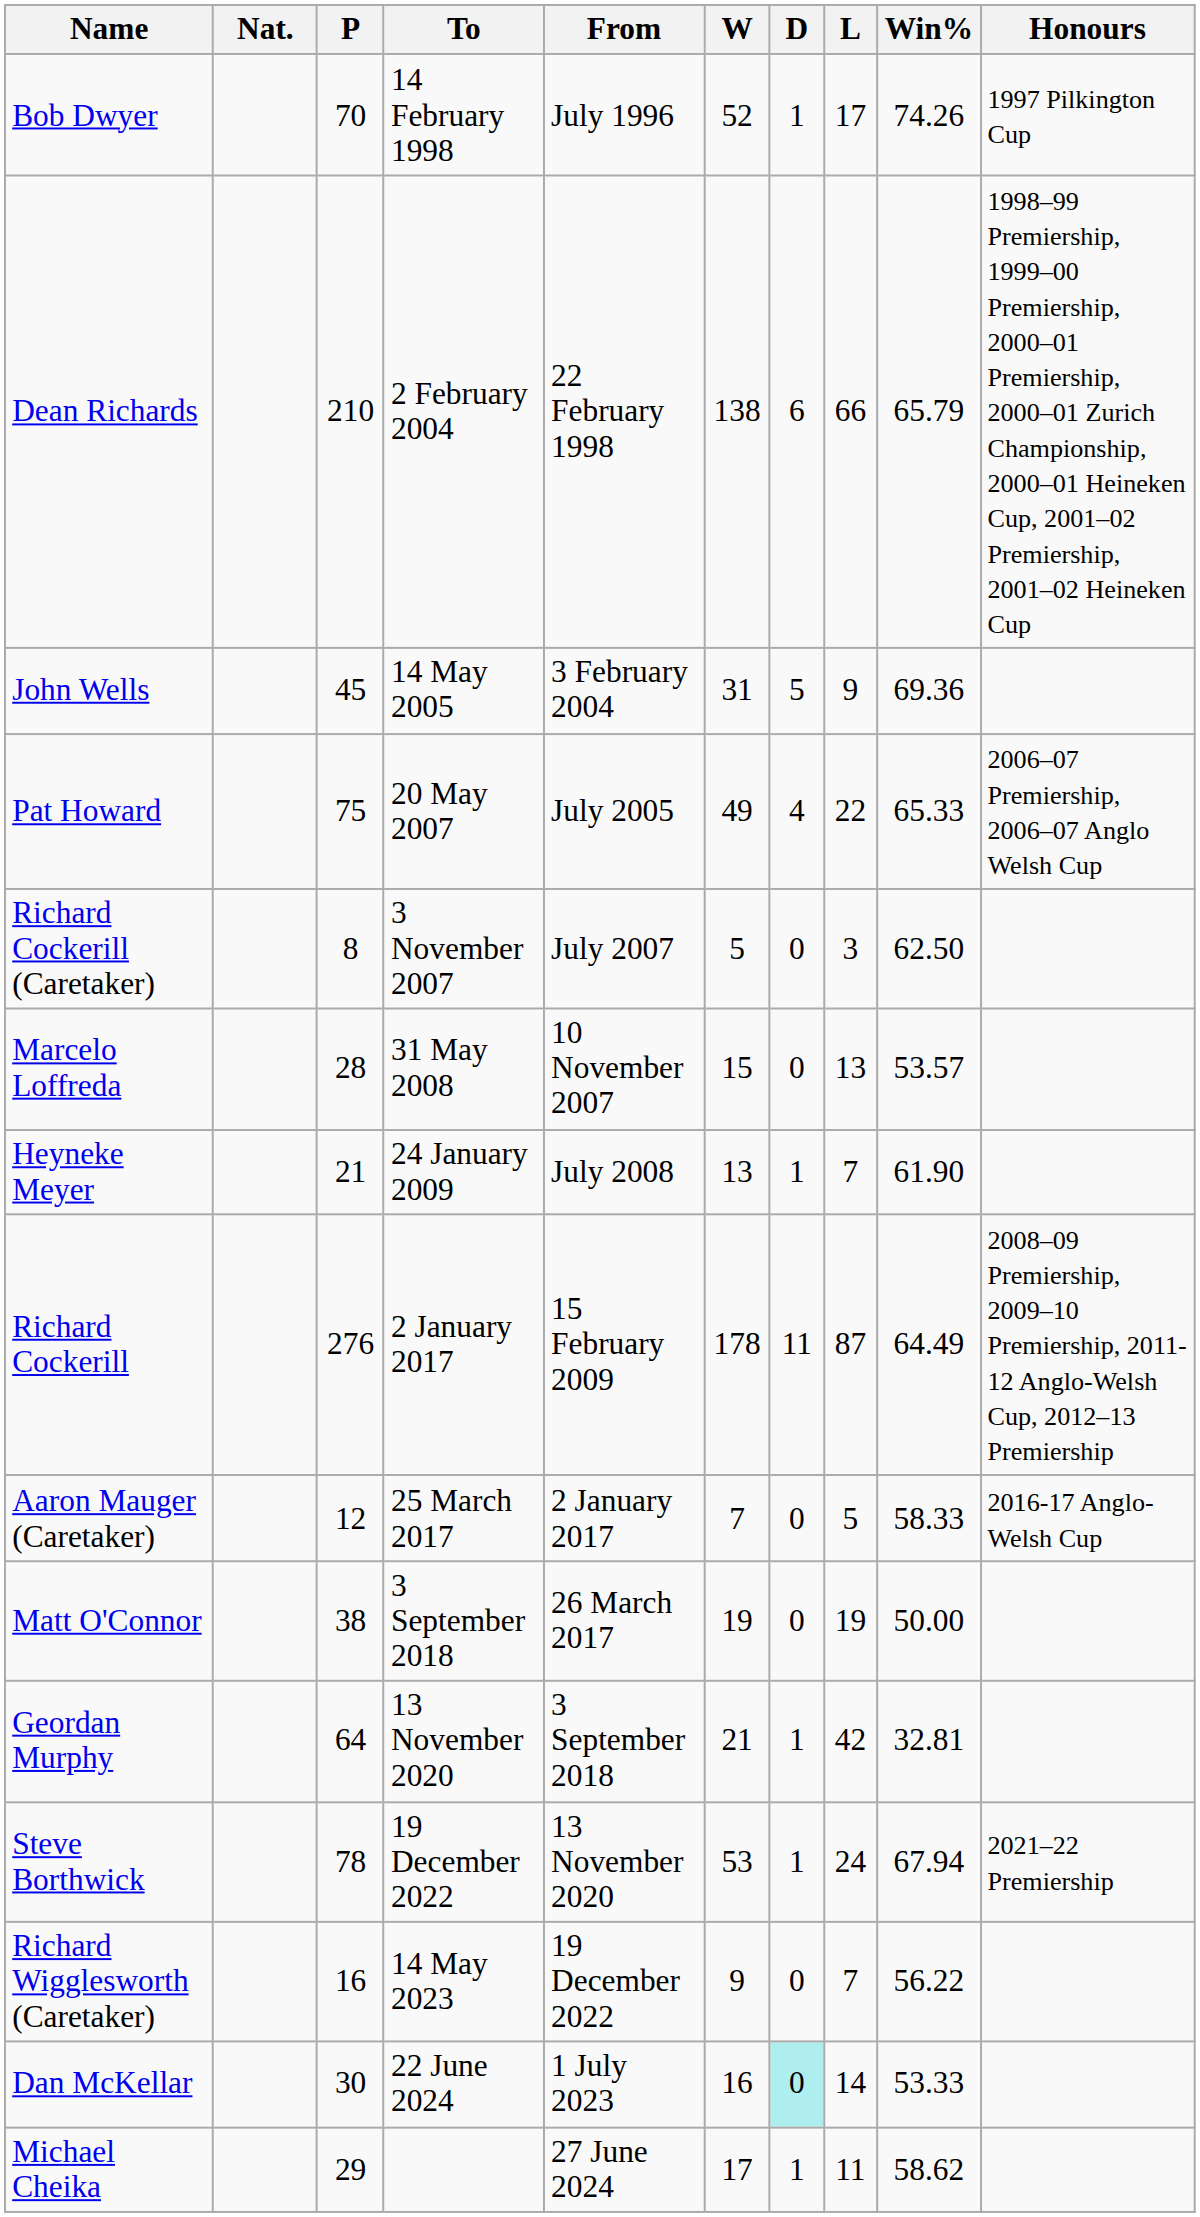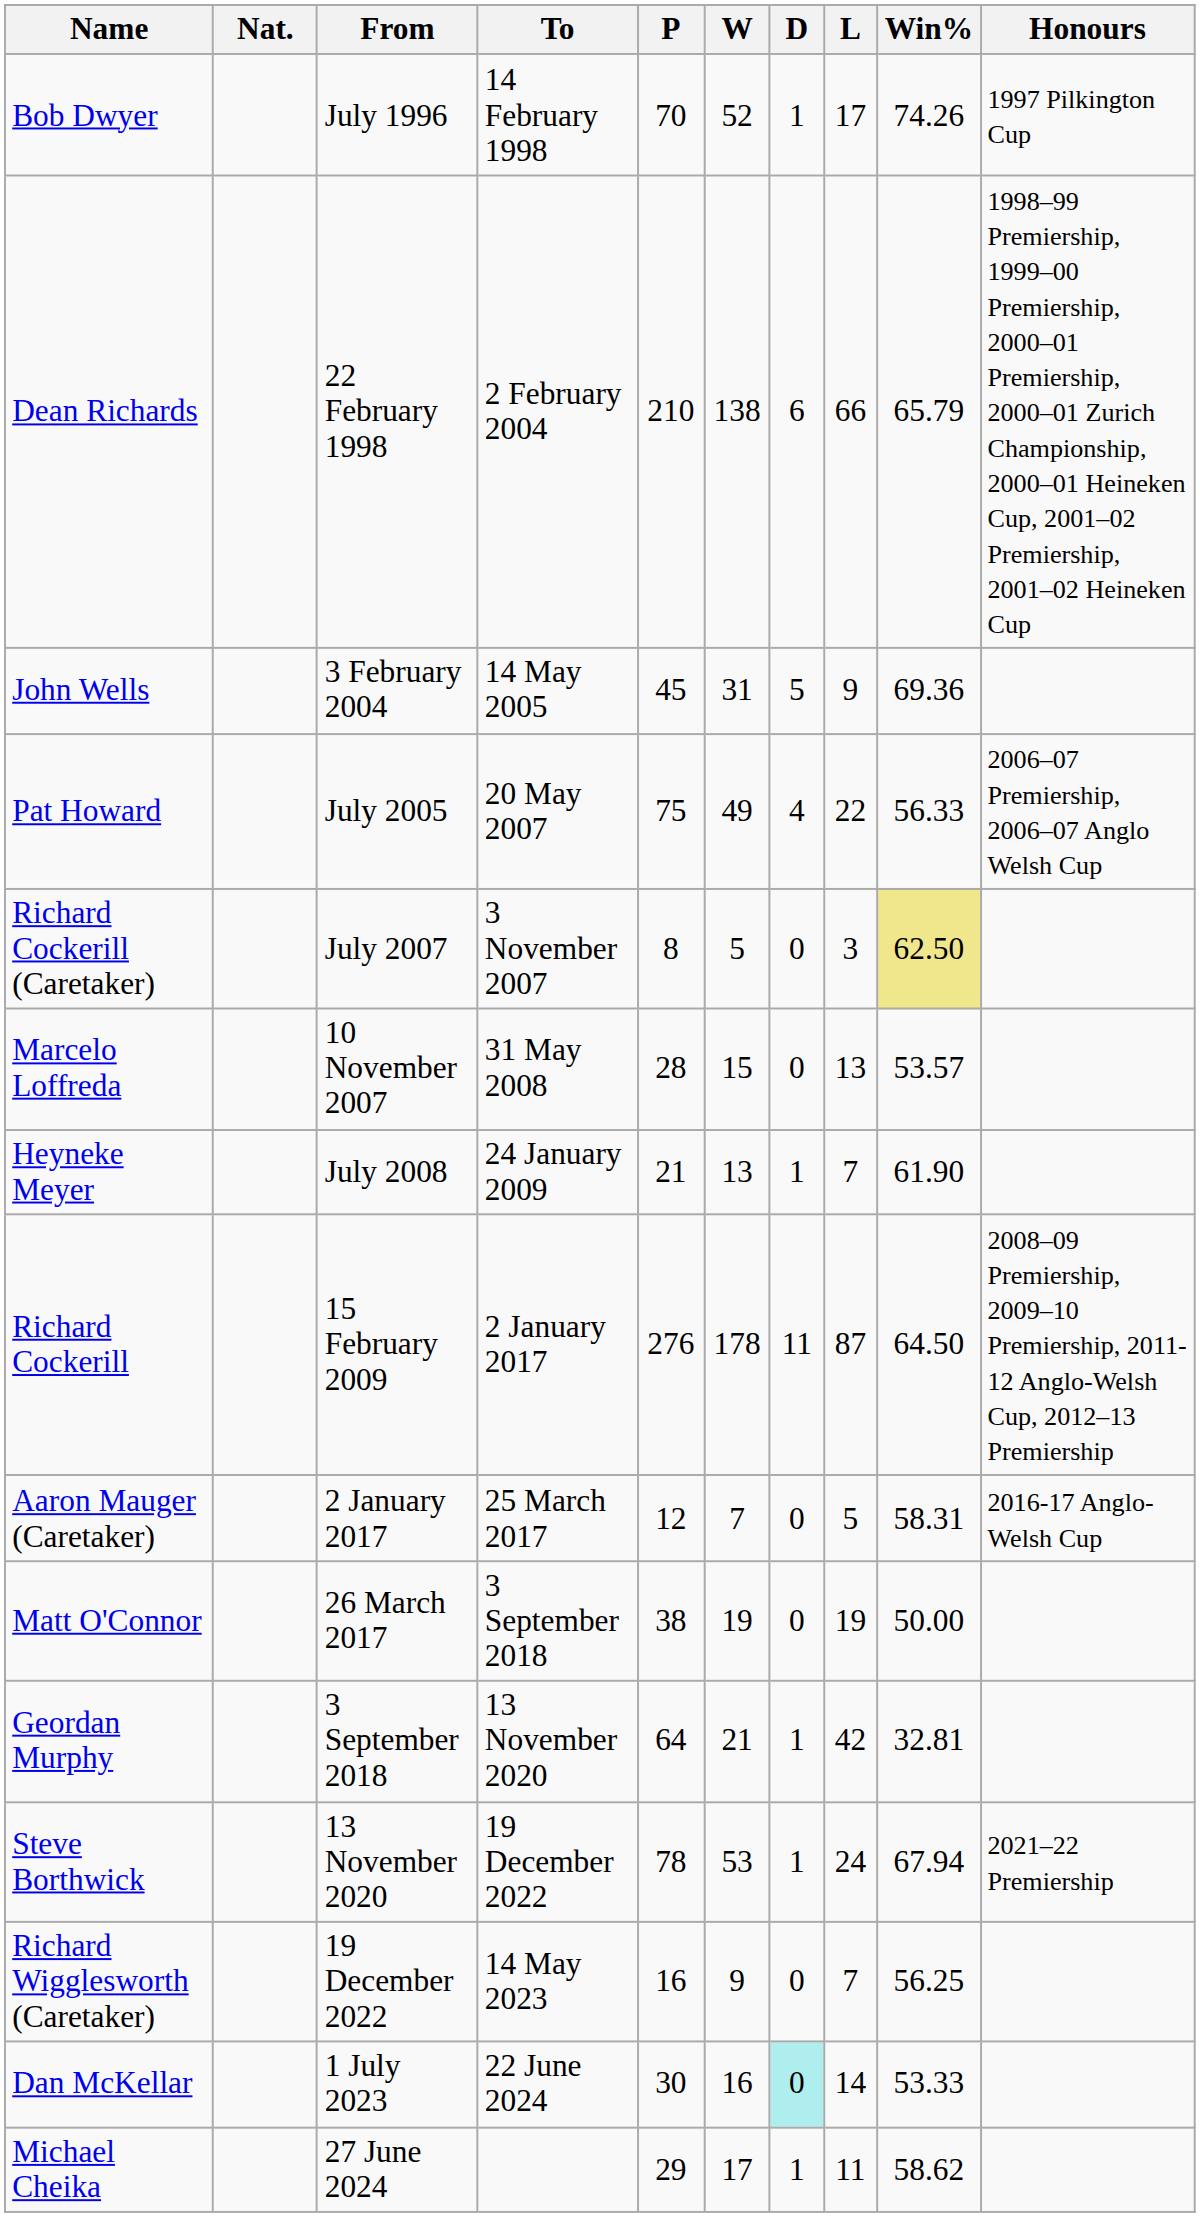columns swapped: (624, 29) <-> (351, 29)
(929, 810) 65.33 -> (929, 810) 56.33
(929, 948) no background -> (929, 948) khaki background
(929, 1344) 64.49 -> (929, 1344) 64.50
(929, 1517) 58.33 -> (929, 1517) 58.31
(929, 1981) 56.22 -> (929, 1981) 56.25
